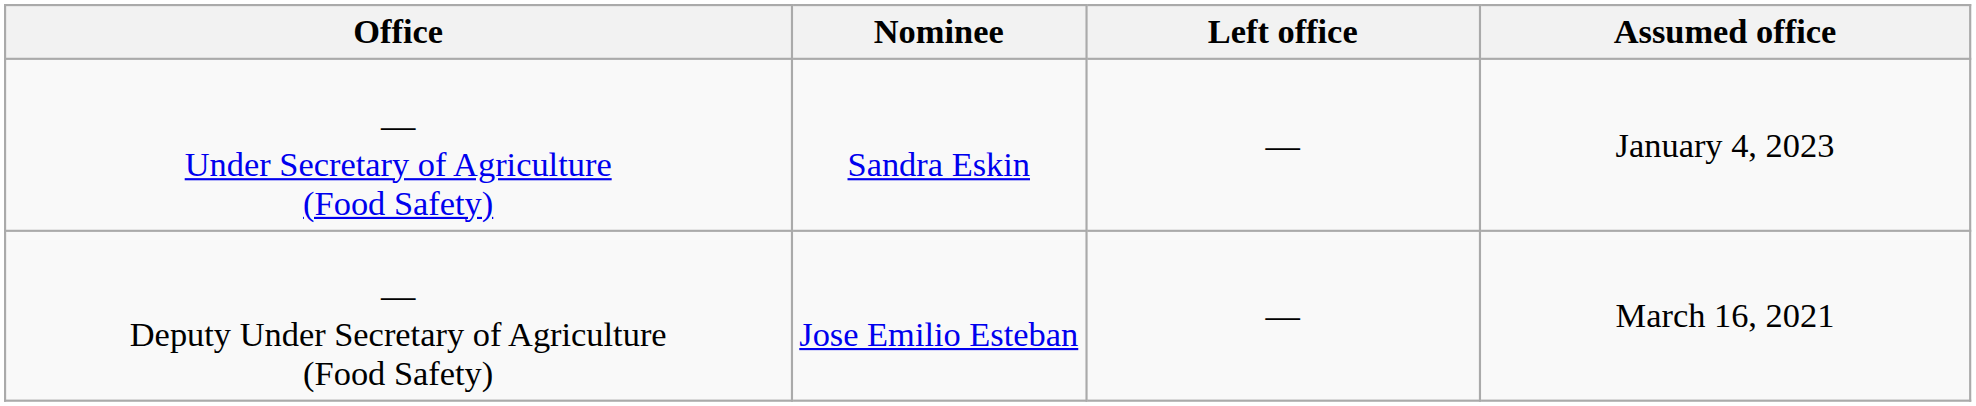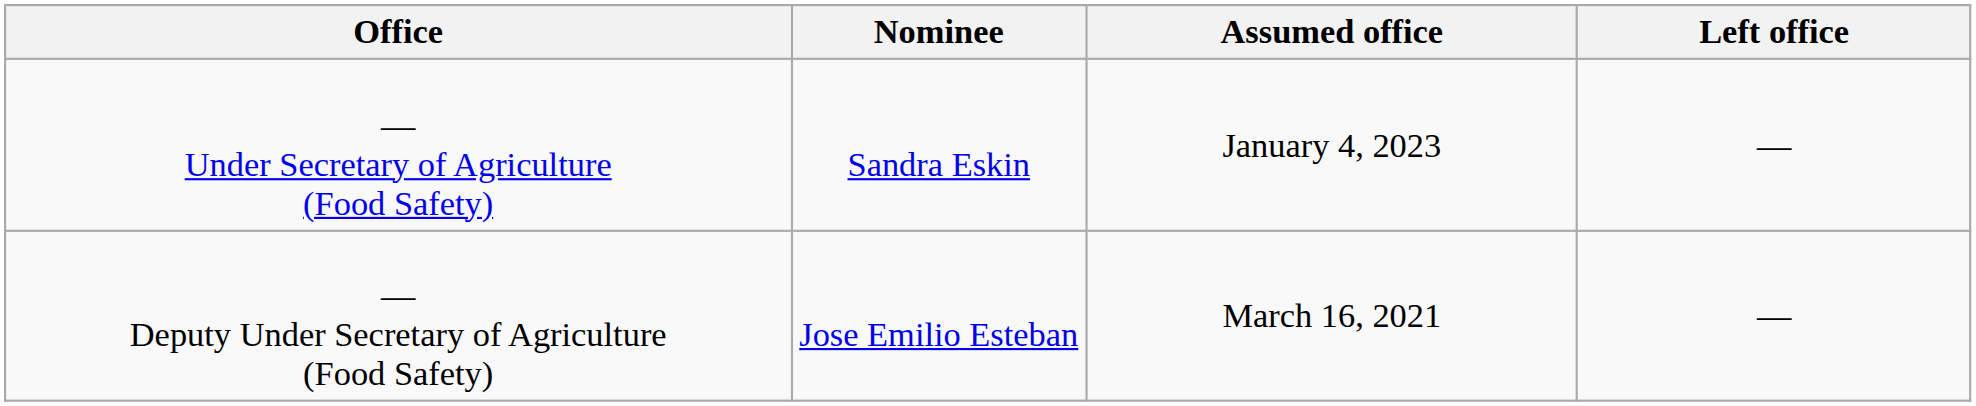columns swapped: (1725, 31) <-> (1283, 31)
